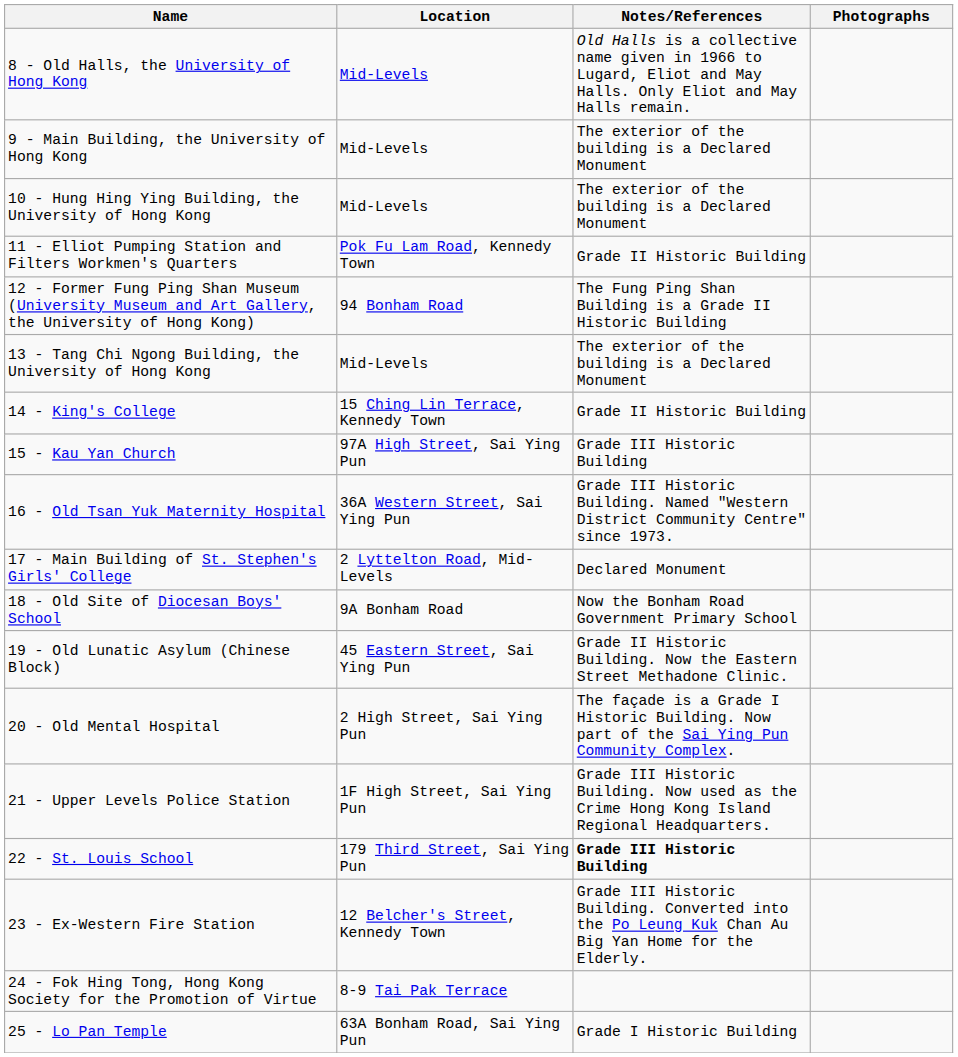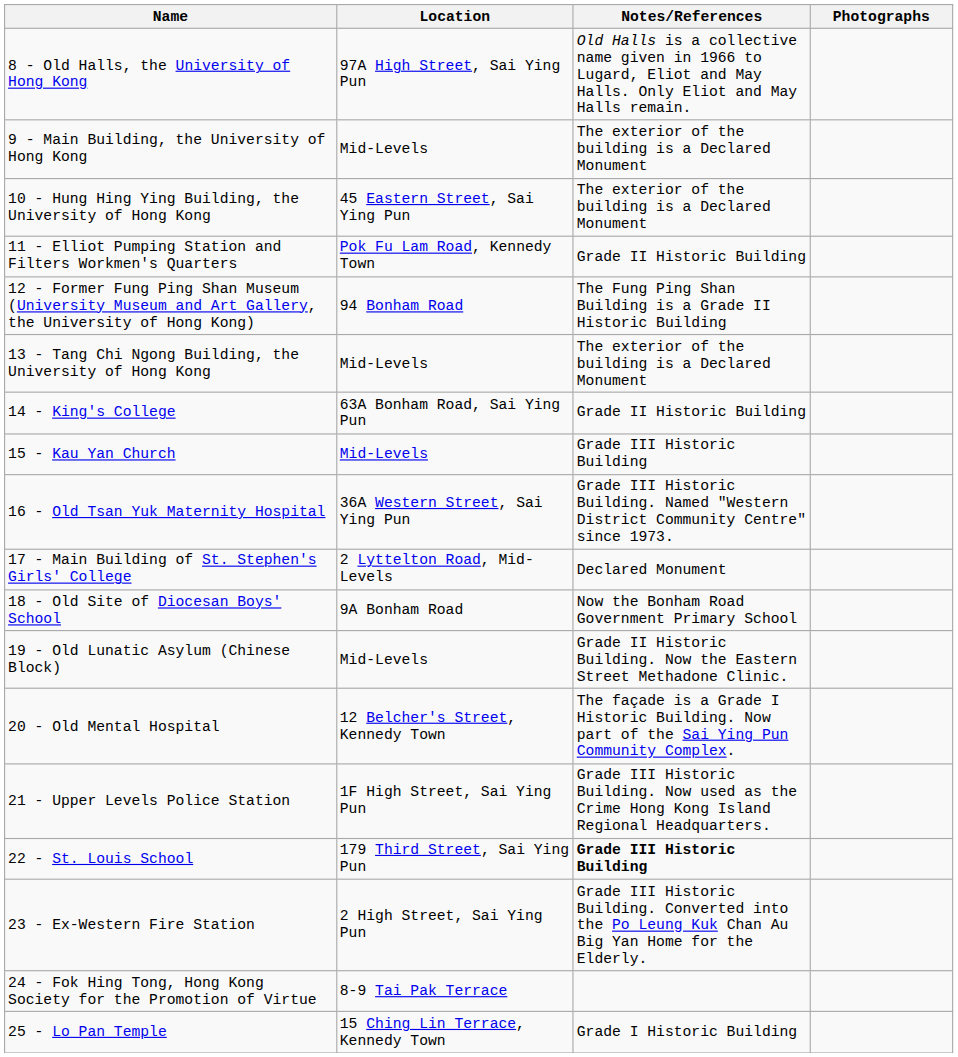(384, 74) Mid-Levels -> (450, 74) 97A High Street, Sai Ying Pun
(384, 207) Mid-Levels -> (437, 207) 45 Eastern Street, Sai Ying Pun
(432, 413) 15 Ching Lin Terrace, Kennedy Town -> (450, 413) 63A Bonham Road, Sai Ying Pun
(450, 454) 97A High Street, Sai Ying Pun -> (384, 454) Mid-Levels
(437, 660) 45 Eastern Street, Sai Ying Pun -> (384, 660) Mid-Levels
(441, 726) 2 High Street, Sai Ying Pun -> (428, 726) 12 Belcher's Street, Kennedy Town
(428, 925) 12 Belcher's Street, Kennedy Town -> (441, 925) 2 High Street, Sai Ying Pun
(450, 1032) 63A Bonham Road, Sai Ying Pun -> (432, 1032) 15 Ching Lin Terrace, Kennedy Town
